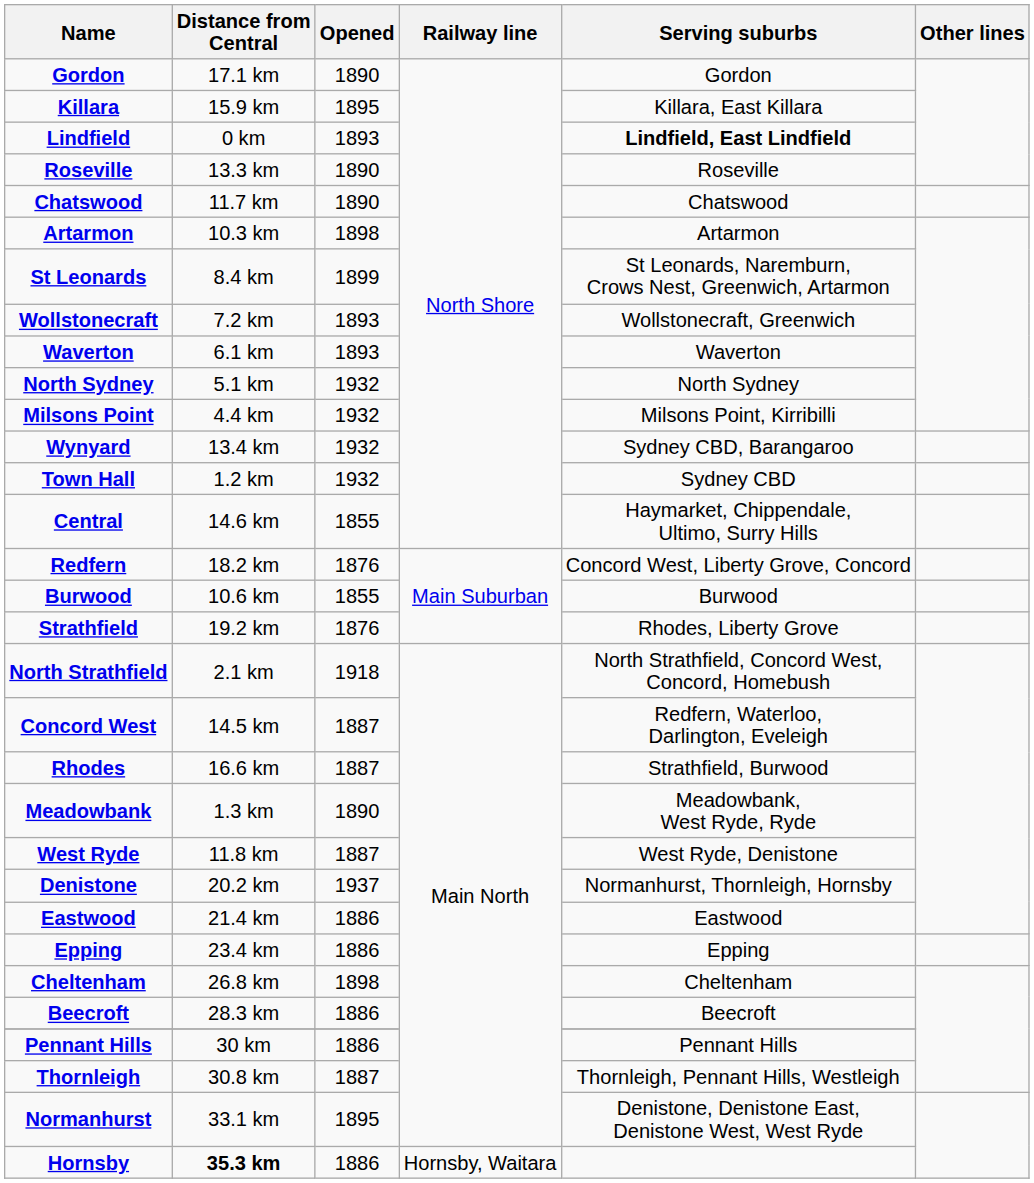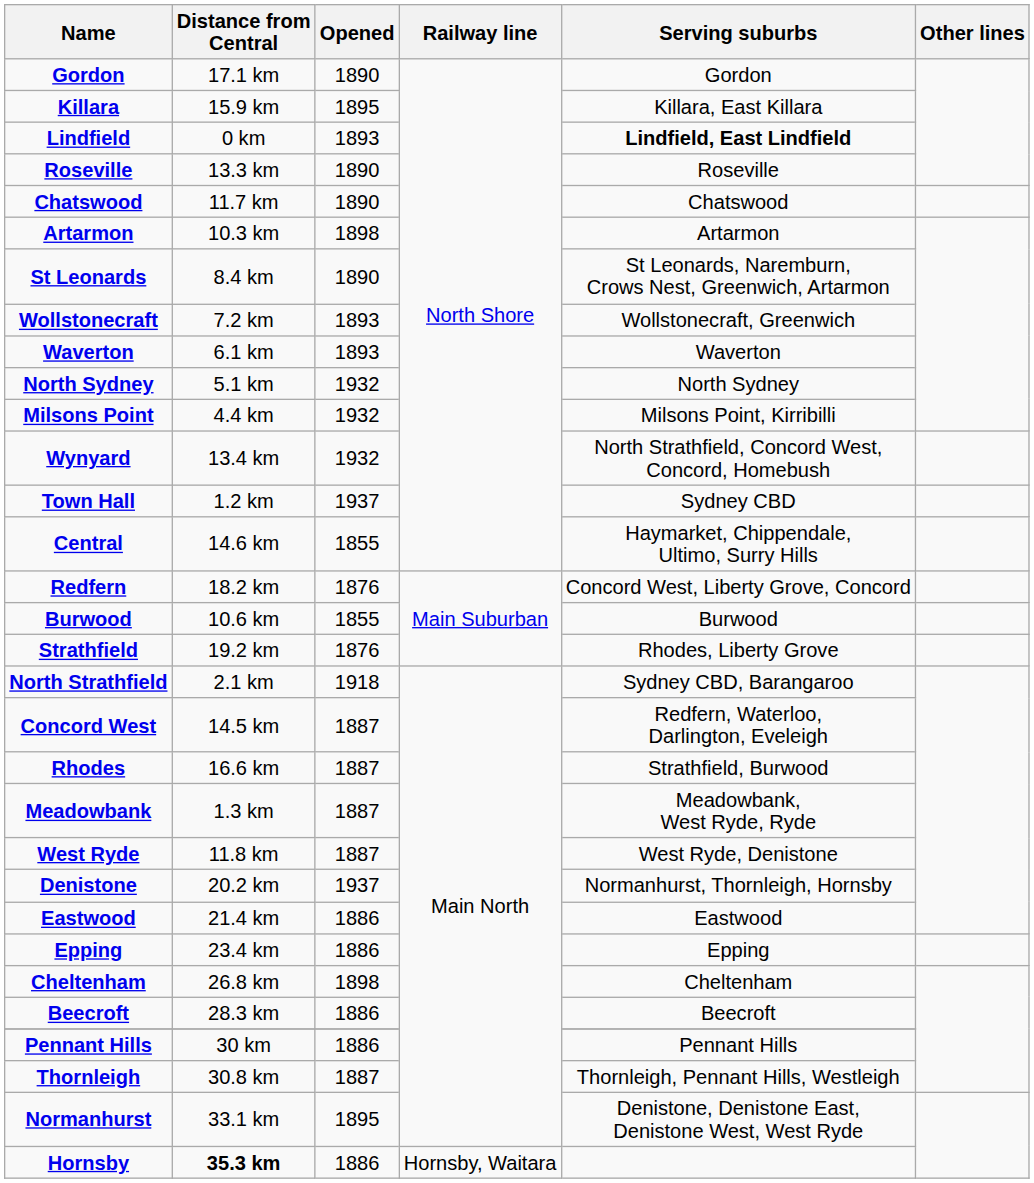(357, 277) 1899 -> (357, 277) 1890
(738, 447) Sydney CBD, Barangaroo -> (738, 458) North Strathfield, Concord West, Concord, Homebush
(357, 479) 1932 -> (357, 501) 1937
(738, 671) North Strathfield, Concord West, Concord, Homebush -> (738, 682) Sydney CBD, Barangaroo
(357, 811) 1890 -> (357, 811) 1887
